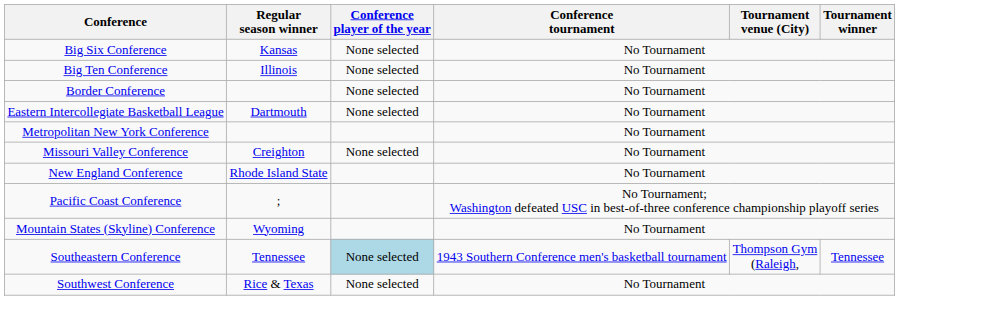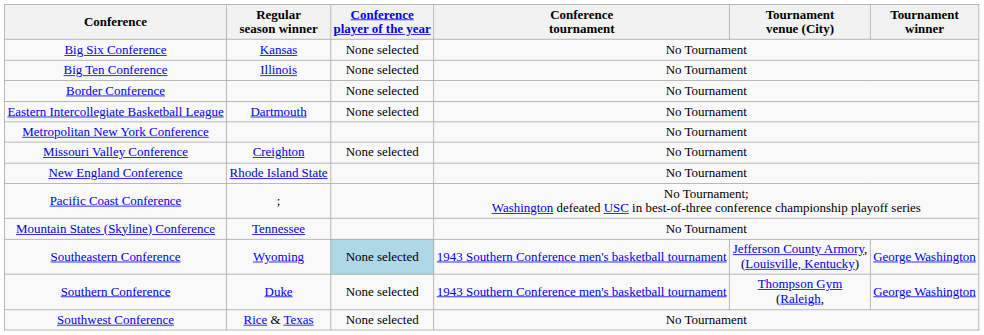(279, 228) Wyoming -> (279, 228) Tennessee
(279, 256) Tennessee -> (279, 256) Wyoming
(775, 256) Thompson Gym (Raleigh, -> (800, 256) Jefferson County Armory, (Louisville, Kentucky)
(858, 256) Tennessee -> (925, 256) George Washington
+ row: (116, 291)
